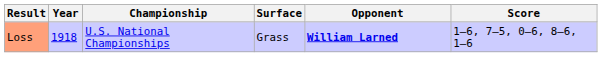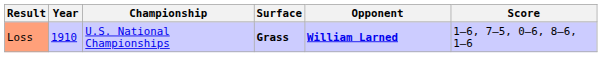(64, 37) 1918 -> (64, 37) 1910
(273, 37) normal -> (273, 37) bold
